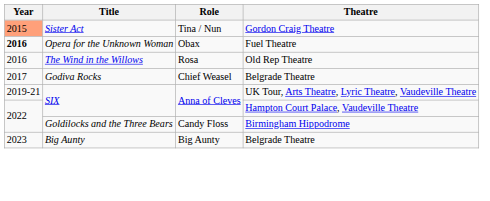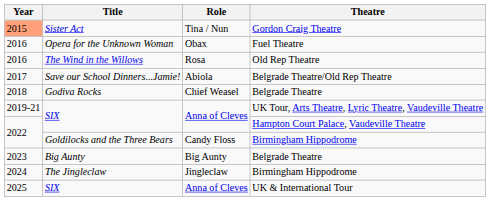(17, 44) bold -> (17, 44) normal
+ row: (113, 76)
(17, 76) 2017 -> (17, 92) 2018
+ row: (76, 172)
+ row: (52, 188)
